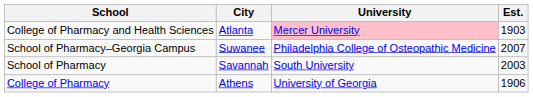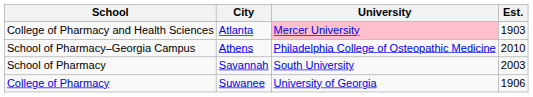(242, 48) Suwanee -> (236, 48) Athens
(513, 48) 2007 -> (513, 48) 2010
(236, 83) Athens -> (242, 83) Suwanee
